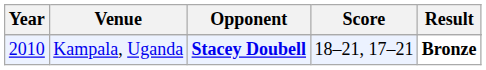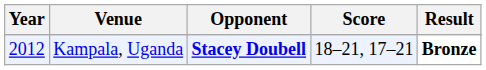(27, 49) 2010 -> (27, 49) 2012
